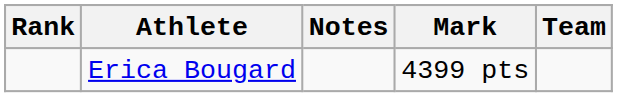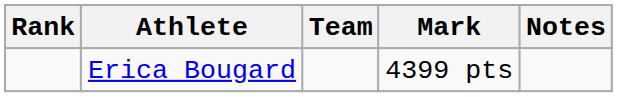columns swapped: (574, 27) <-> (349, 27)
